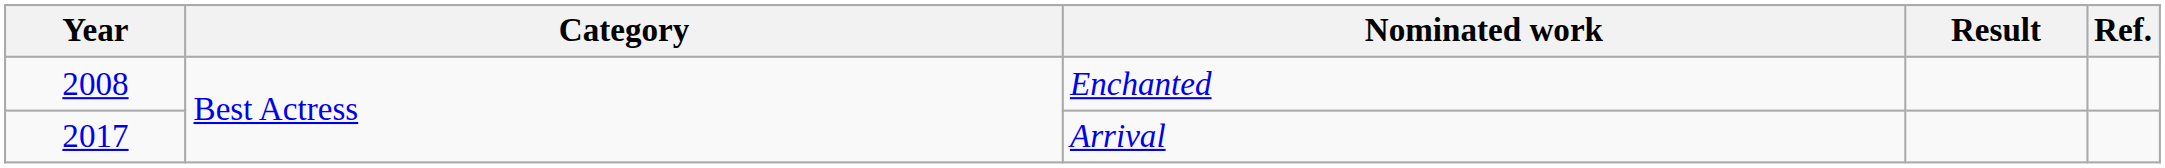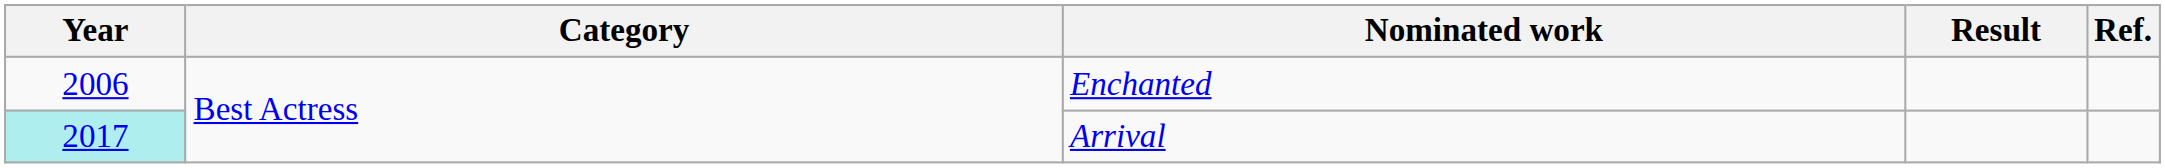(95, 83) 2008 -> (95, 83) 2006
(95, 135) no background -> (95, 135) paleturquoise background
